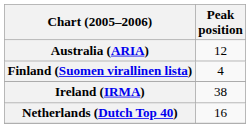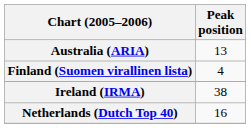(221, 50) 12 -> (221, 50) 13
